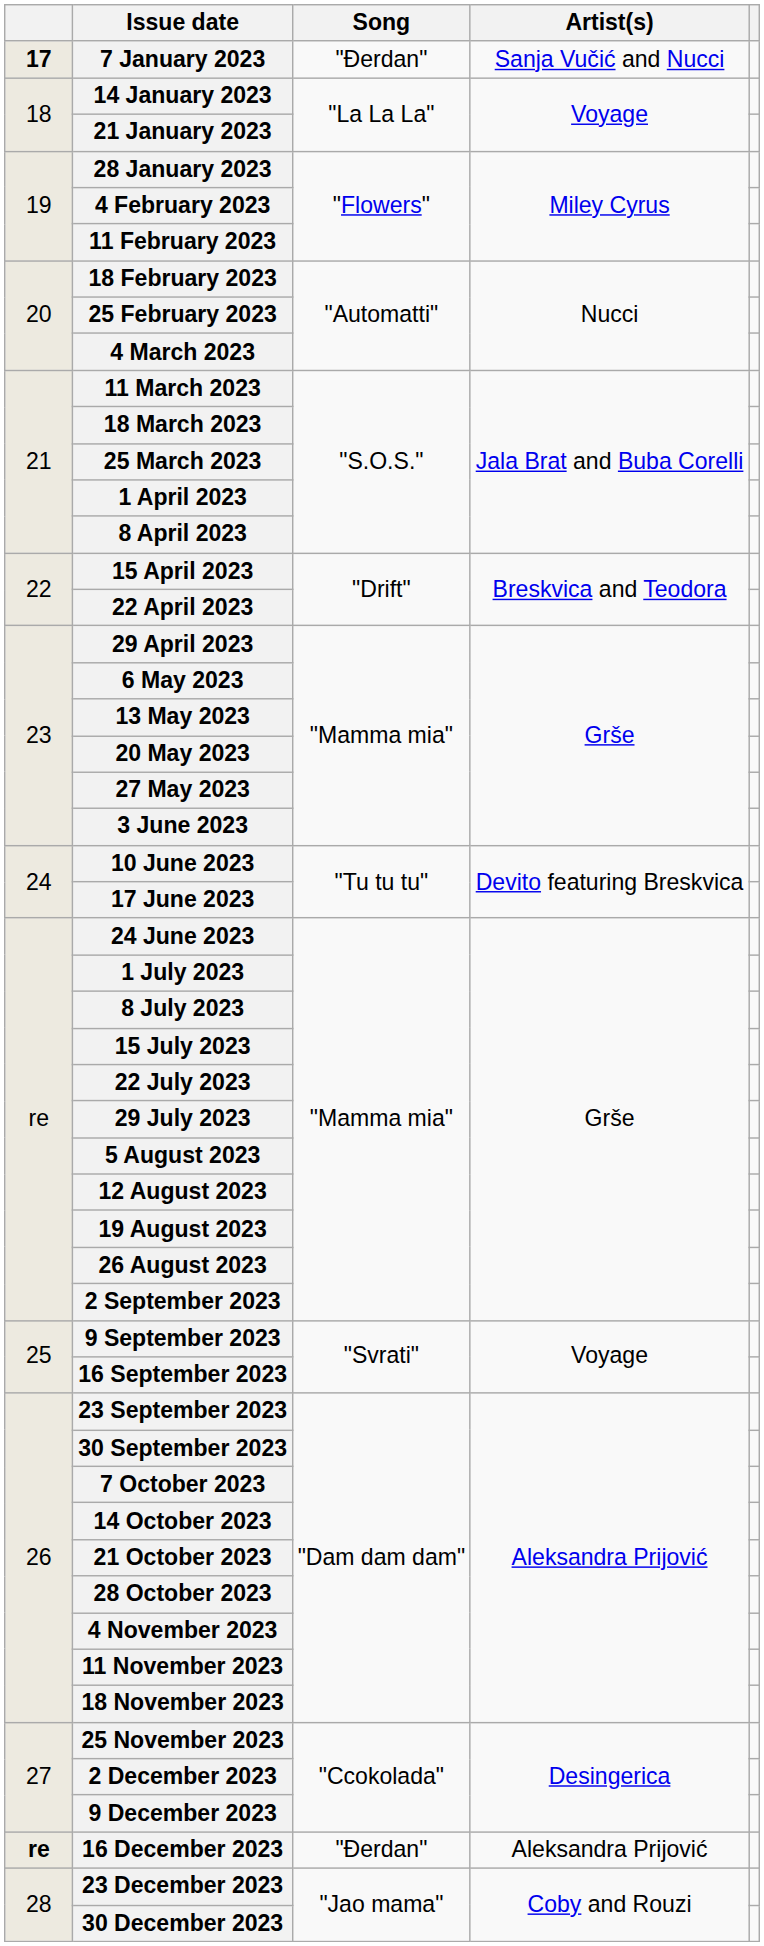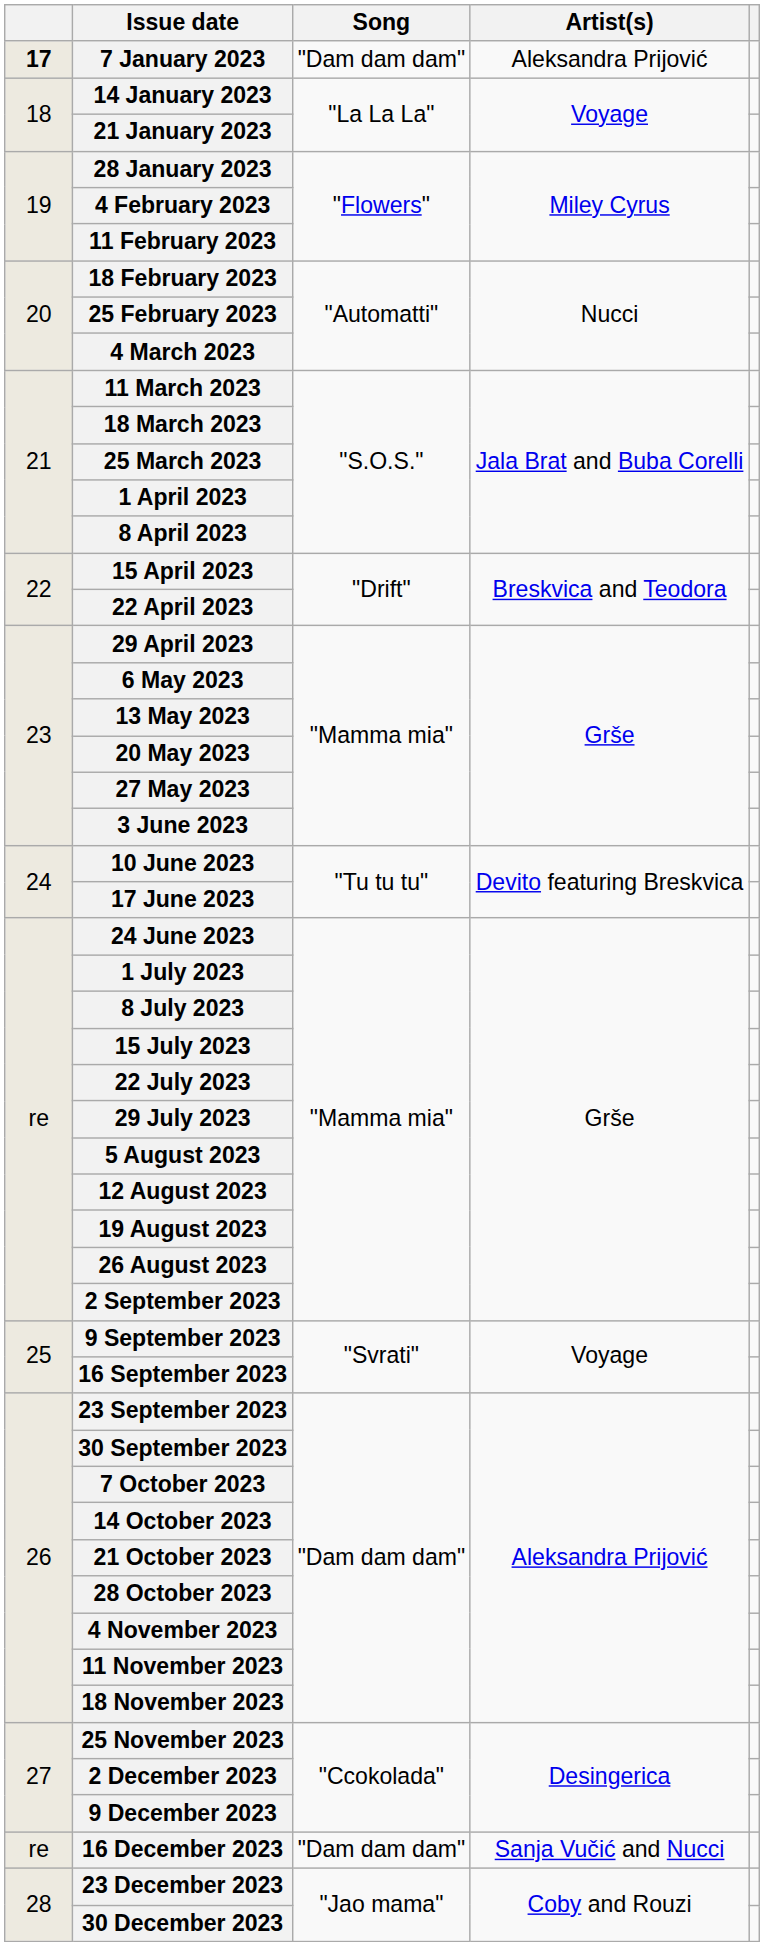(381, 59) "Đerdan" -> (381, 59) "Dam dam dam"
(610, 59) Sanja Vučić and Nucci -> (610, 59) Aleksandra Prijović
(39, 1849) bold -> (39, 1849) normal
(381, 1849) "Đerdan" -> (381, 1849) "Dam dam dam"
(610, 1849) Aleksandra Prijović -> (610, 1849) Sanja Vučić and Nucci
